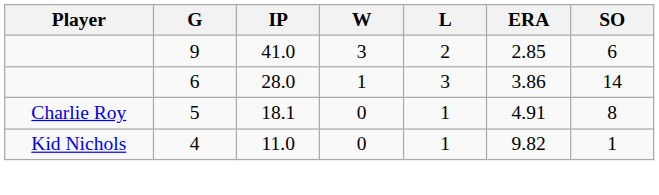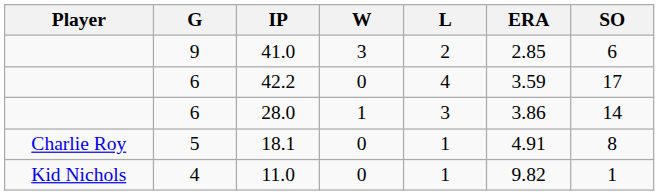+ row: (278, 81)
